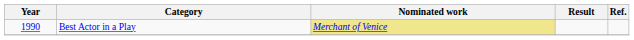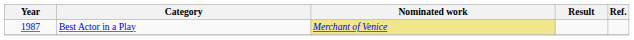(31, 27) 1990 -> (31, 27) 1987
